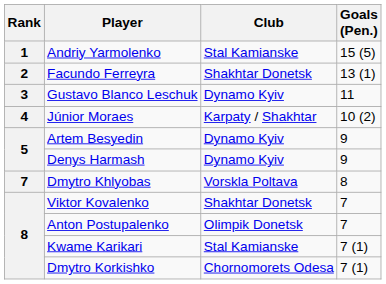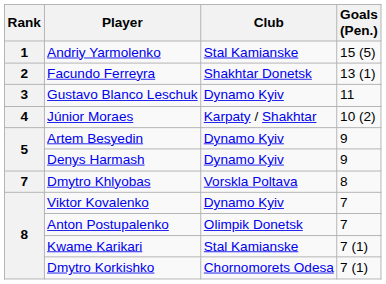(258, 203) Shakhtar Donetsk -> (244, 203) Dynamo Kyiv
